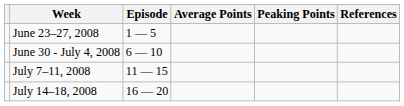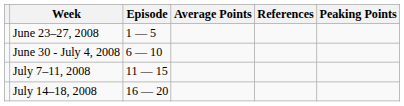columns swapped: (296, 14) <-> (369, 14)
